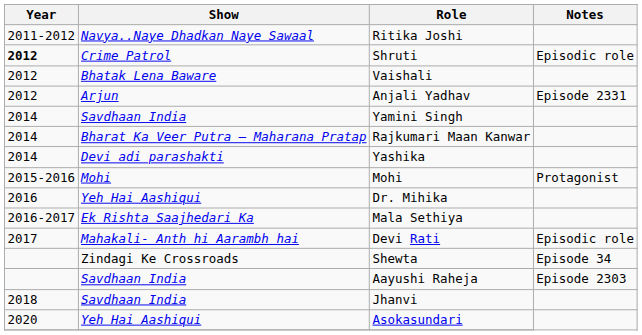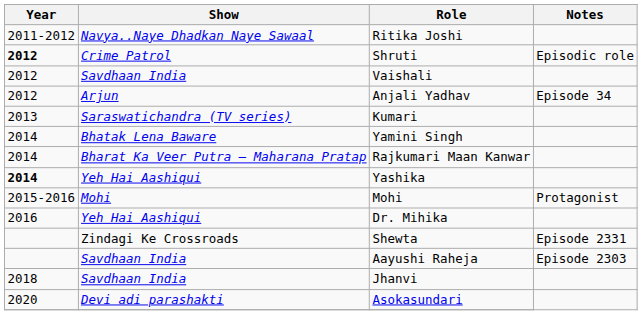(149, 76) Bhatak Lena Baware -> (134, 76) Savdhaan India
(581, 96) Episode 2331 -> (574, 96) Episode 34
+ row: (395, 116)
(134, 116) Savdhaan India -> (149, 137) Bhatak Lena Baware
(22, 157) normal -> (22, 177) bold
(152, 157) Devi adi parashakti -> (141, 177) Yeh Hai Aashiqui
- row: (418, 218)
- row: (406, 238)
(574, 259) Episode 34 -> (581, 238) Episode 2331
(141, 320) Yeh Hai Aashiqui -> (152, 299) Devi adi parashakti
